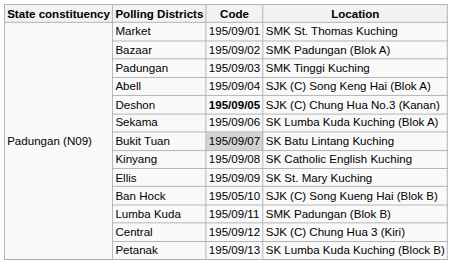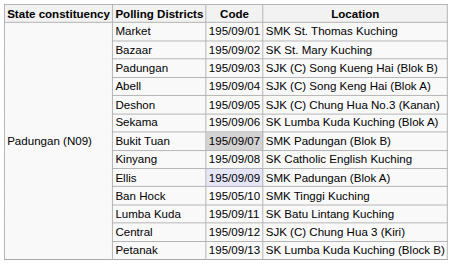(328, 50) SMK Padungan (Blok A) -> (319, 50) SK St. Mary Kuching
(318, 68) SMK Tinggi Kuching -> (352, 68) SJK (C) Song Kueng Hai (Blok B)
(235, 104) bold -> (235, 104) normal
(330, 141) SK Batu Lintang Kuching -> (328, 141) SMK Padungan (Blok B)
(235, 177) no background -> (235, 177) lavender background
(319, 177) SK St. Mary Kuching -> (328, 177) SMK Padungan (Blok A)
(352, 195) SJK (C) Song Kueng Hai (Blok B) -> (318, 195) SMK Tinggi Kuching
(328, 214) SMK Padungan (Blok B) -> (330, 214) SK Batu Lintang Kuching
